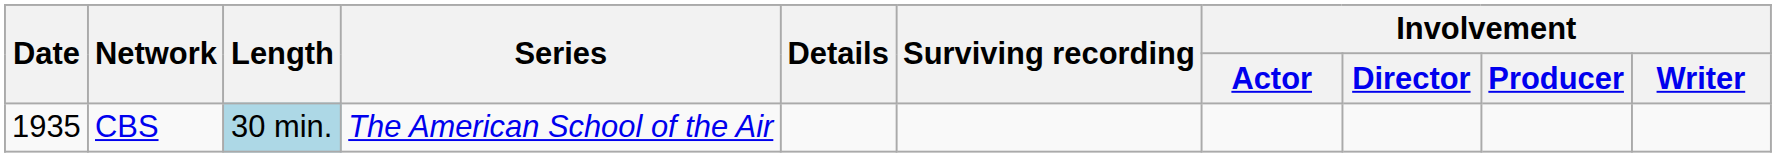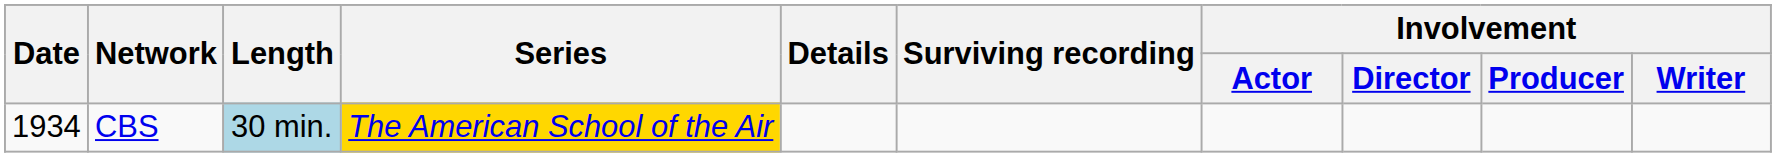(46, 126) 1935 -> (46, 126) 1934
(561, 126) no background -> (561, 126) gold background
